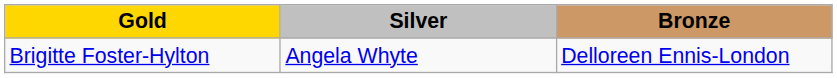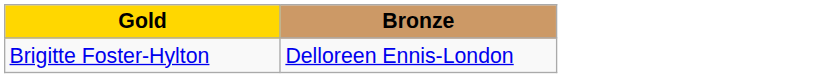- column: (418, 21)
